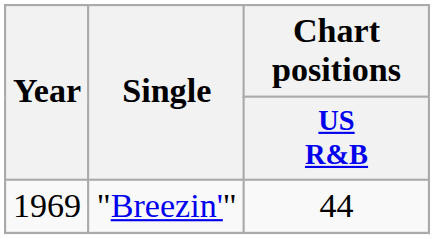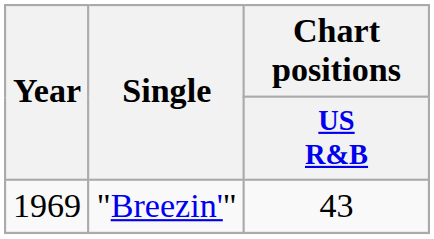(337, 205) 44 -> (337, 205) 43
